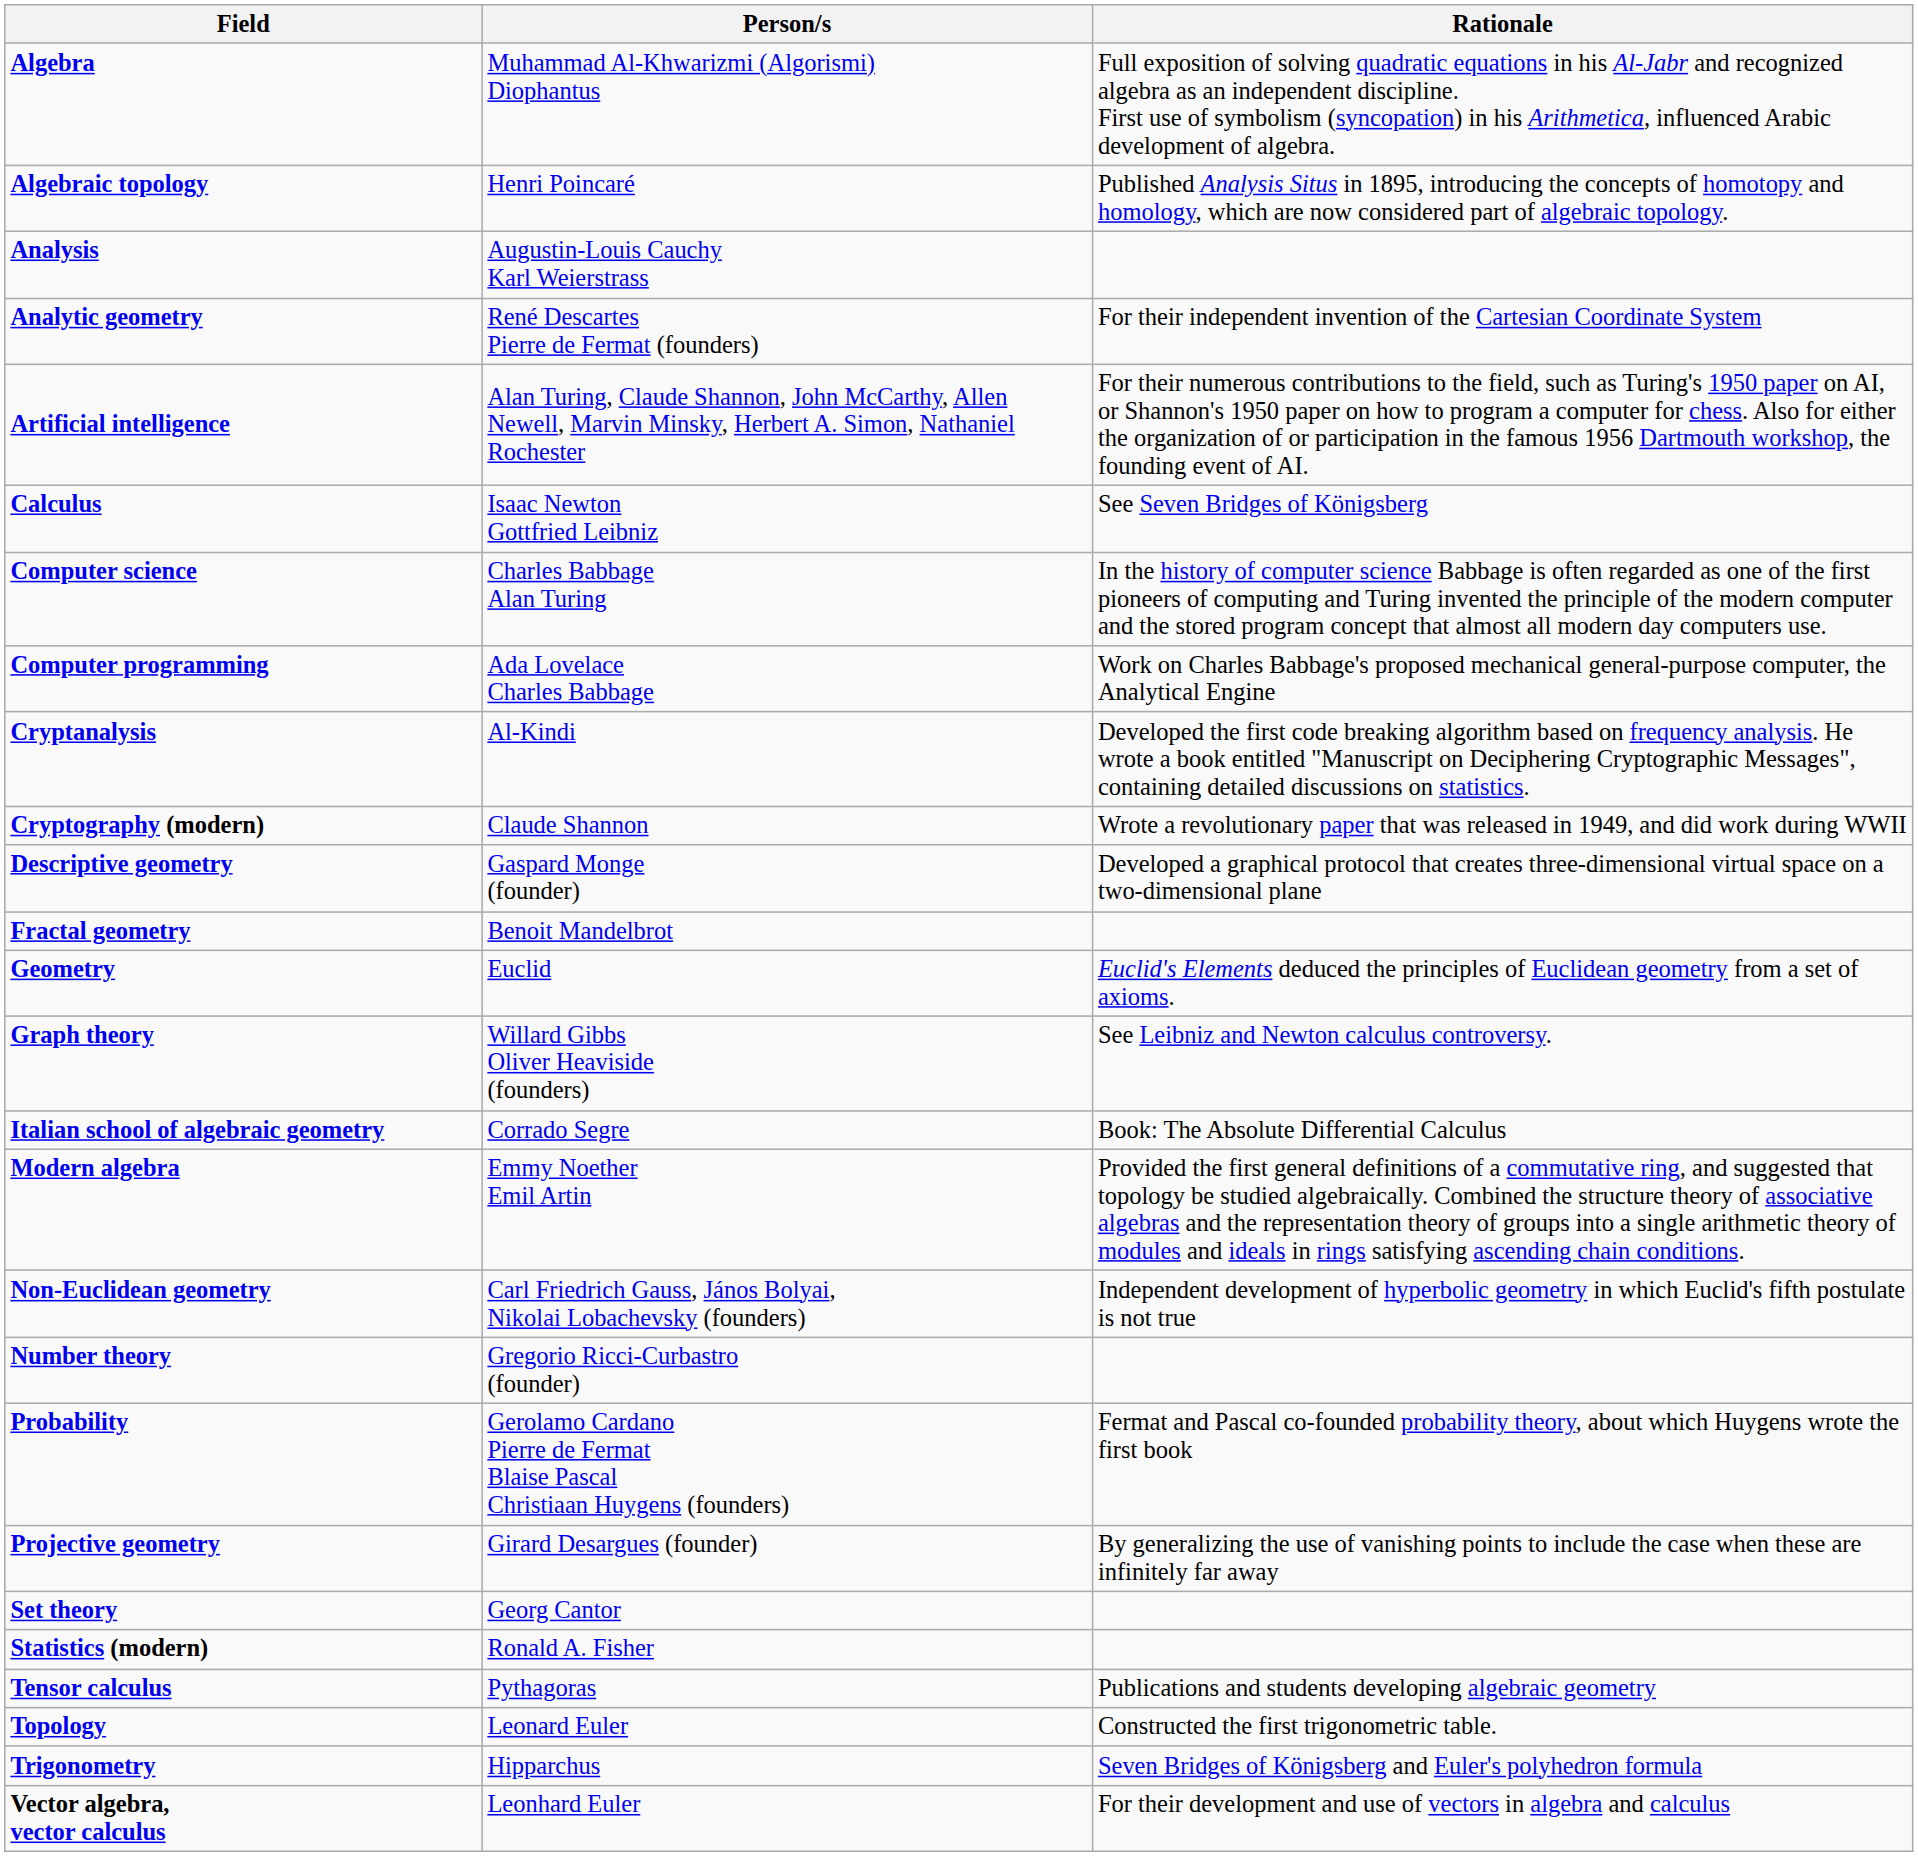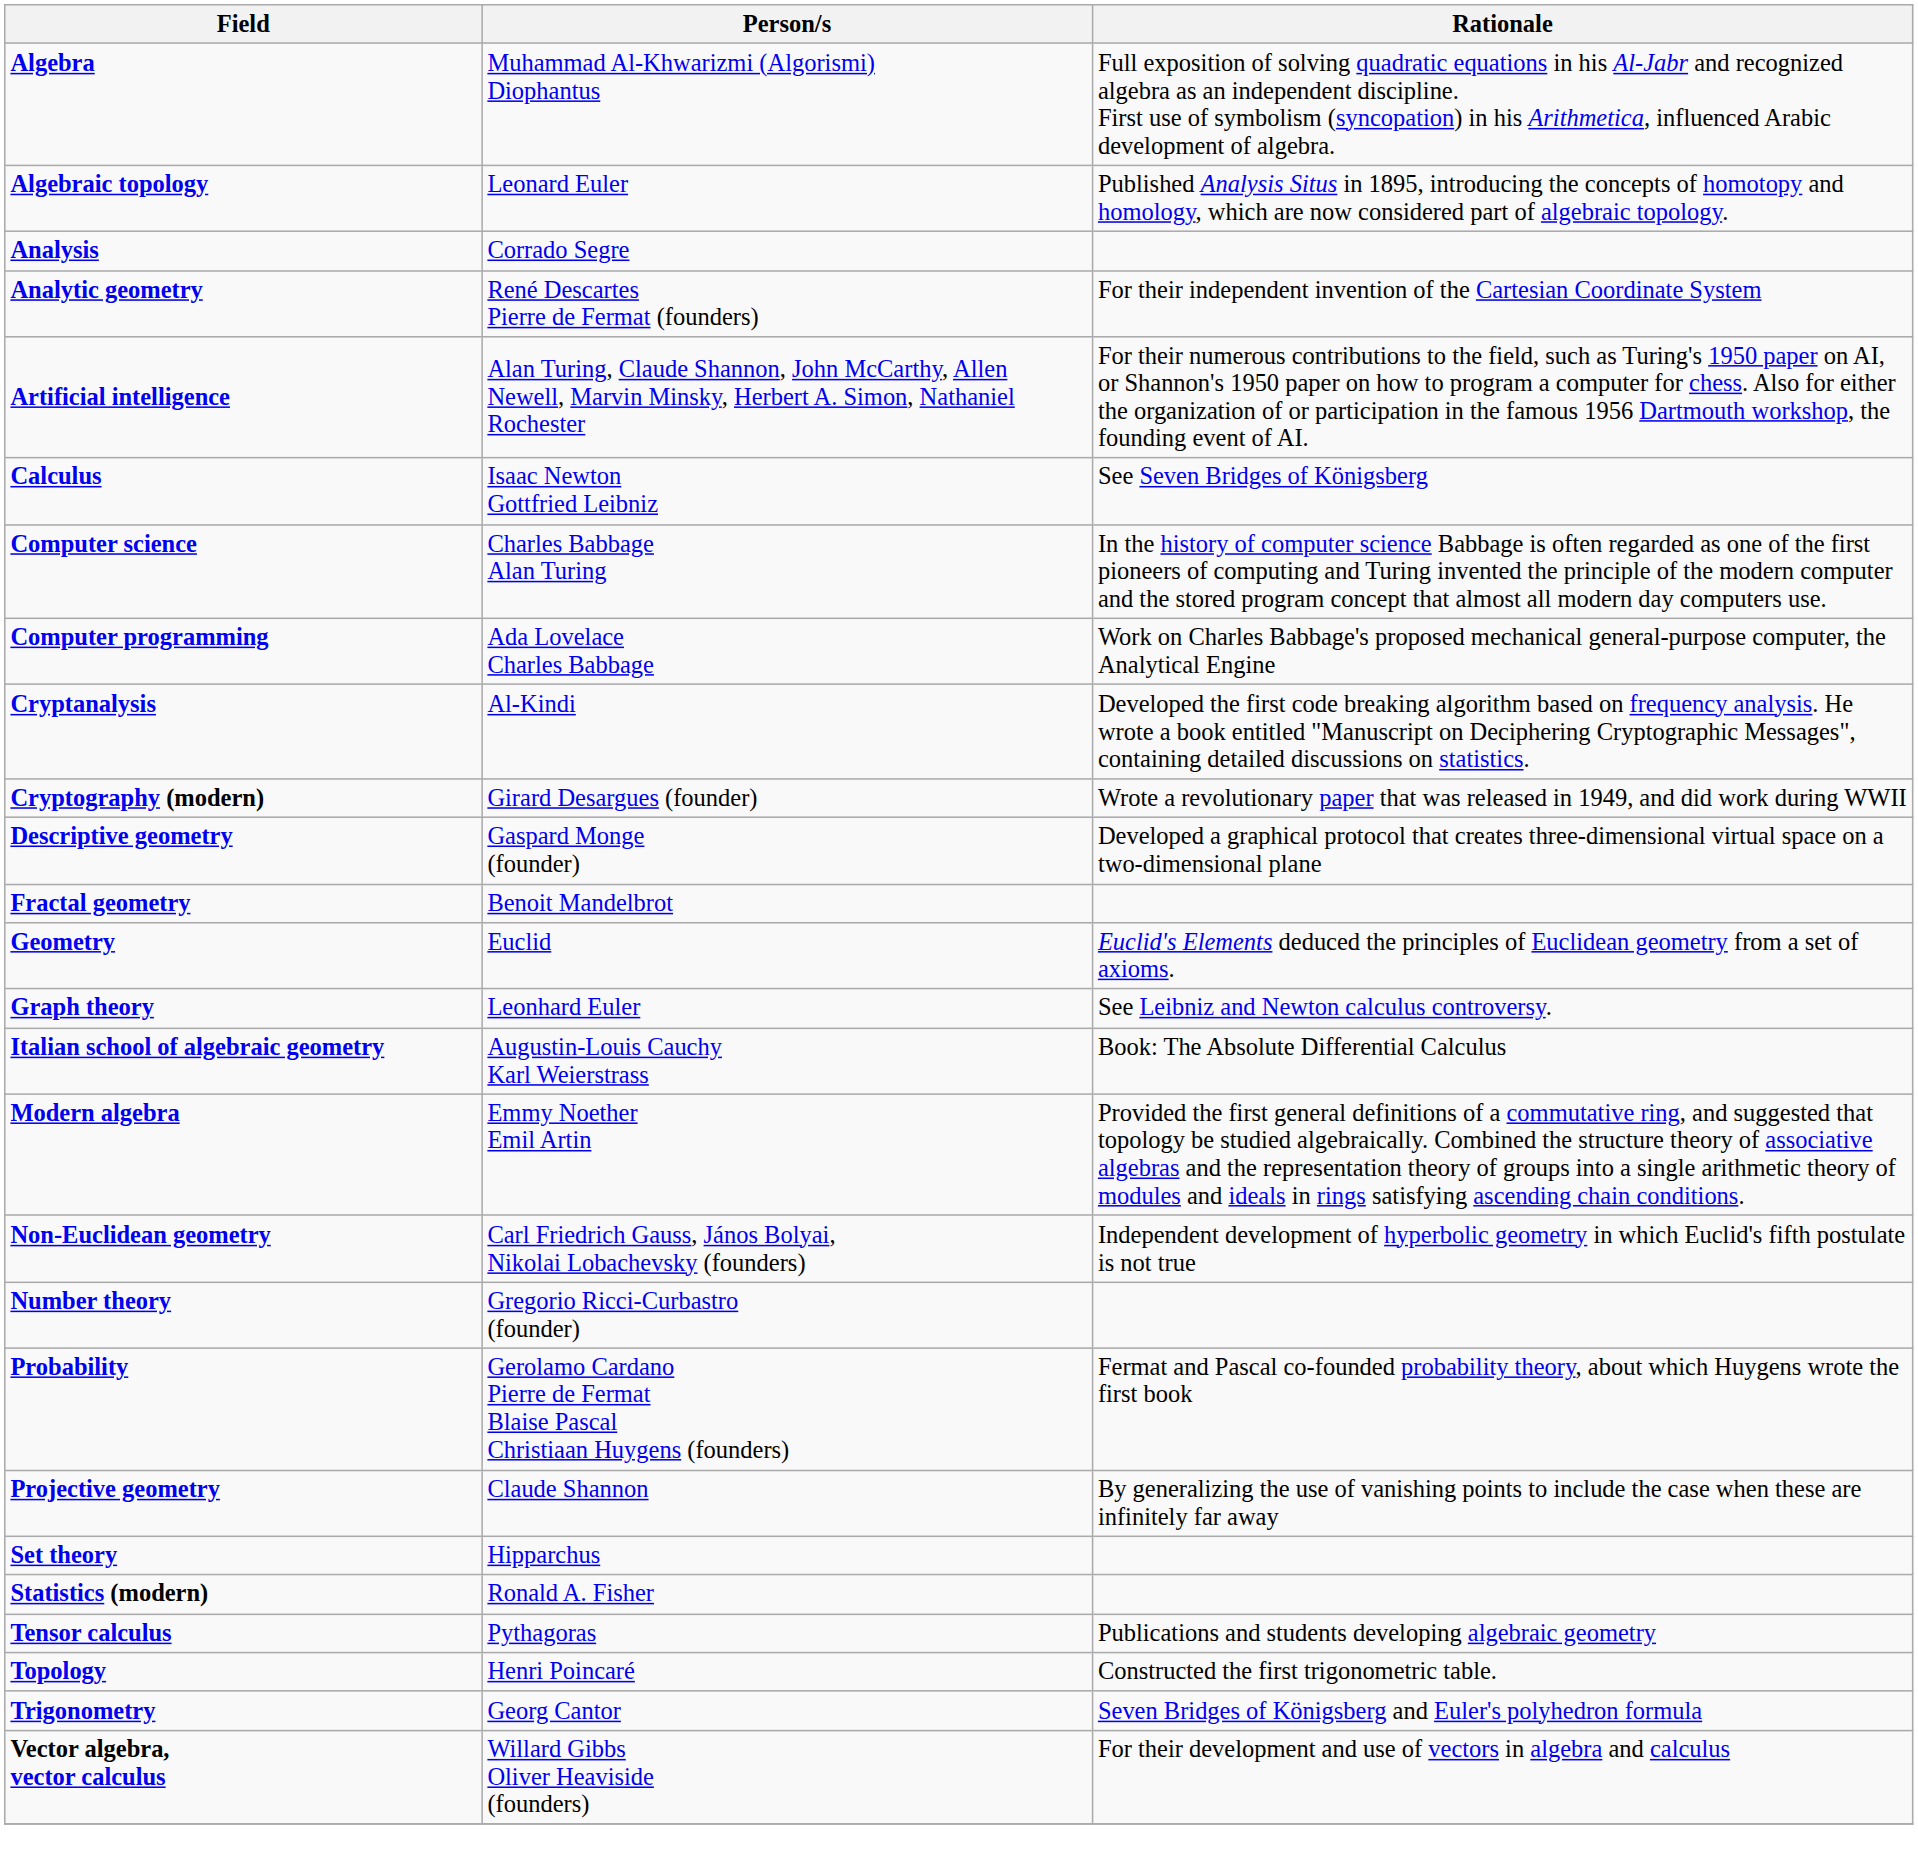(561, 184) Henri Poincaré -> (558, 184) Leonard Euler
(605, 264) Augustin-Louis Cauchy Karl Weierstrass -> (558, 250) Corrado Segre
(568, 825) Claude Shannon -> (622, 797) Girard Desargues (founder)
(571, 1063) Willard Gibbs Oliver Heaviside (founders) -> (564, 1008) Leonhard Euler
(558, 1129) Corrado Segre -> (605, 1060) Augustin-Louis Cauchy Karl Weierstrass
(622, 1543) Girard Desargues (founder) -> (568, 1488) Claude Shannon
(554, 1610) Georg Cantor -> (544, 1555) Hipparchus
(558, 1726) Leonard Euler -> (561, 1671) Henri Poincaré
(544, 1765) Hipparchus -> (554, 1710) Georg Cantor
(564, 1804) Leonhard Euler -> (571, 1776) Willard Gibbs Oliver Heaviside (founders)
